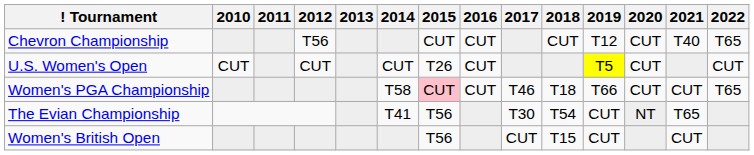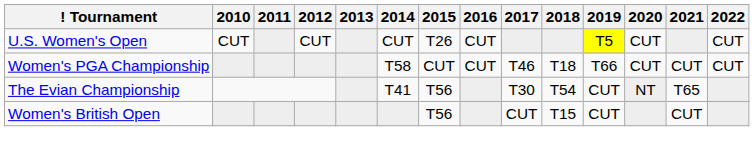- row: (88, 41)
(439, 90) pink background -> (439, 65) no background
(728, 90) T65 -> (728, 65) CUT
